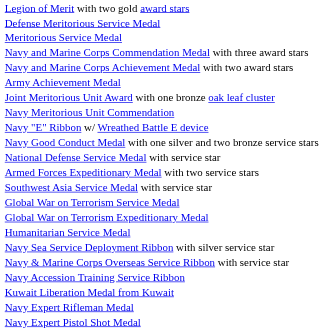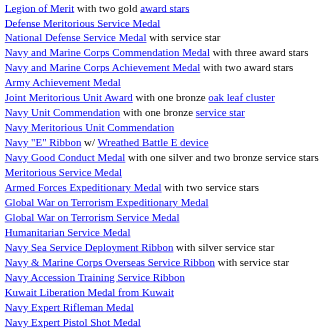rows swapped: (63, 38) <-> (113, 157)
+ row: (125, 113)
- row: (108, 187)
rows swapped: (107, 217) <-> (92, 202)
